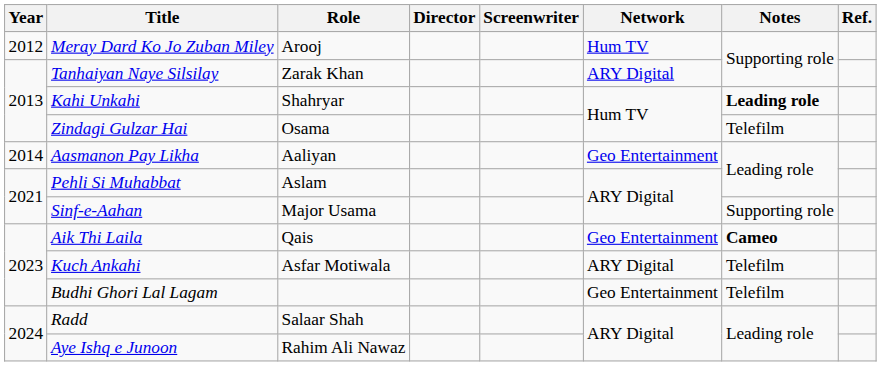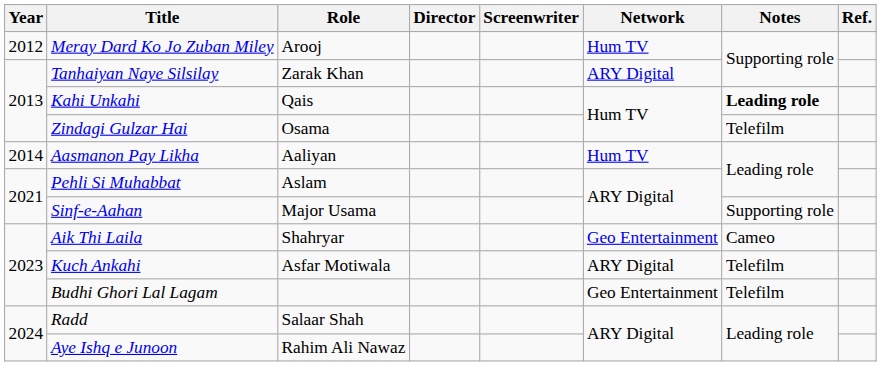(313, 100) Shahryar -> (297, 100) Qais
(652, 155) Geo Entertainment -> (618, 155) Hum TV
(297, 237) Qais -> (313, 237) Shahryar
(752, 237) bold -> (750, 237) normal
